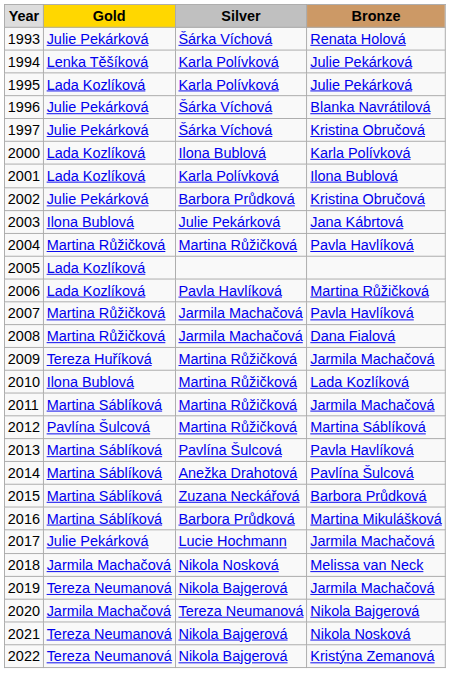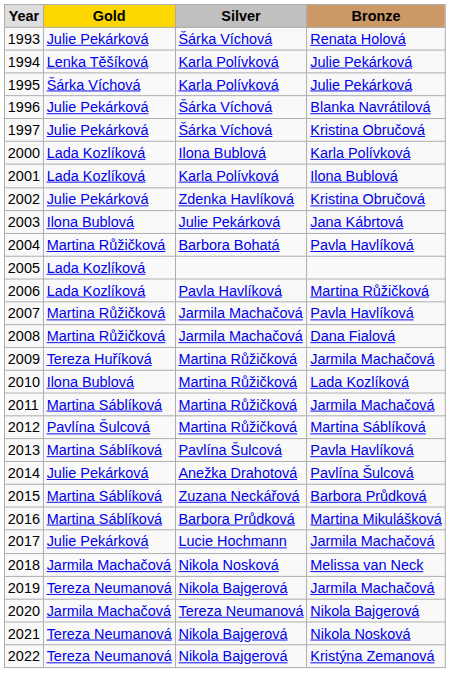(96, 85) Lada Kozlíková -> (94, 85) Šárka Víchová
(237, 199) Barbora Průdková -> (236, 199) Zdenka Havlíková
(238, 245) Martina Růžičková -> (229, 245) Barbora Bohatá
(104, 473) Martina Sáblíková -> (98, 473) Julie Pekárková
